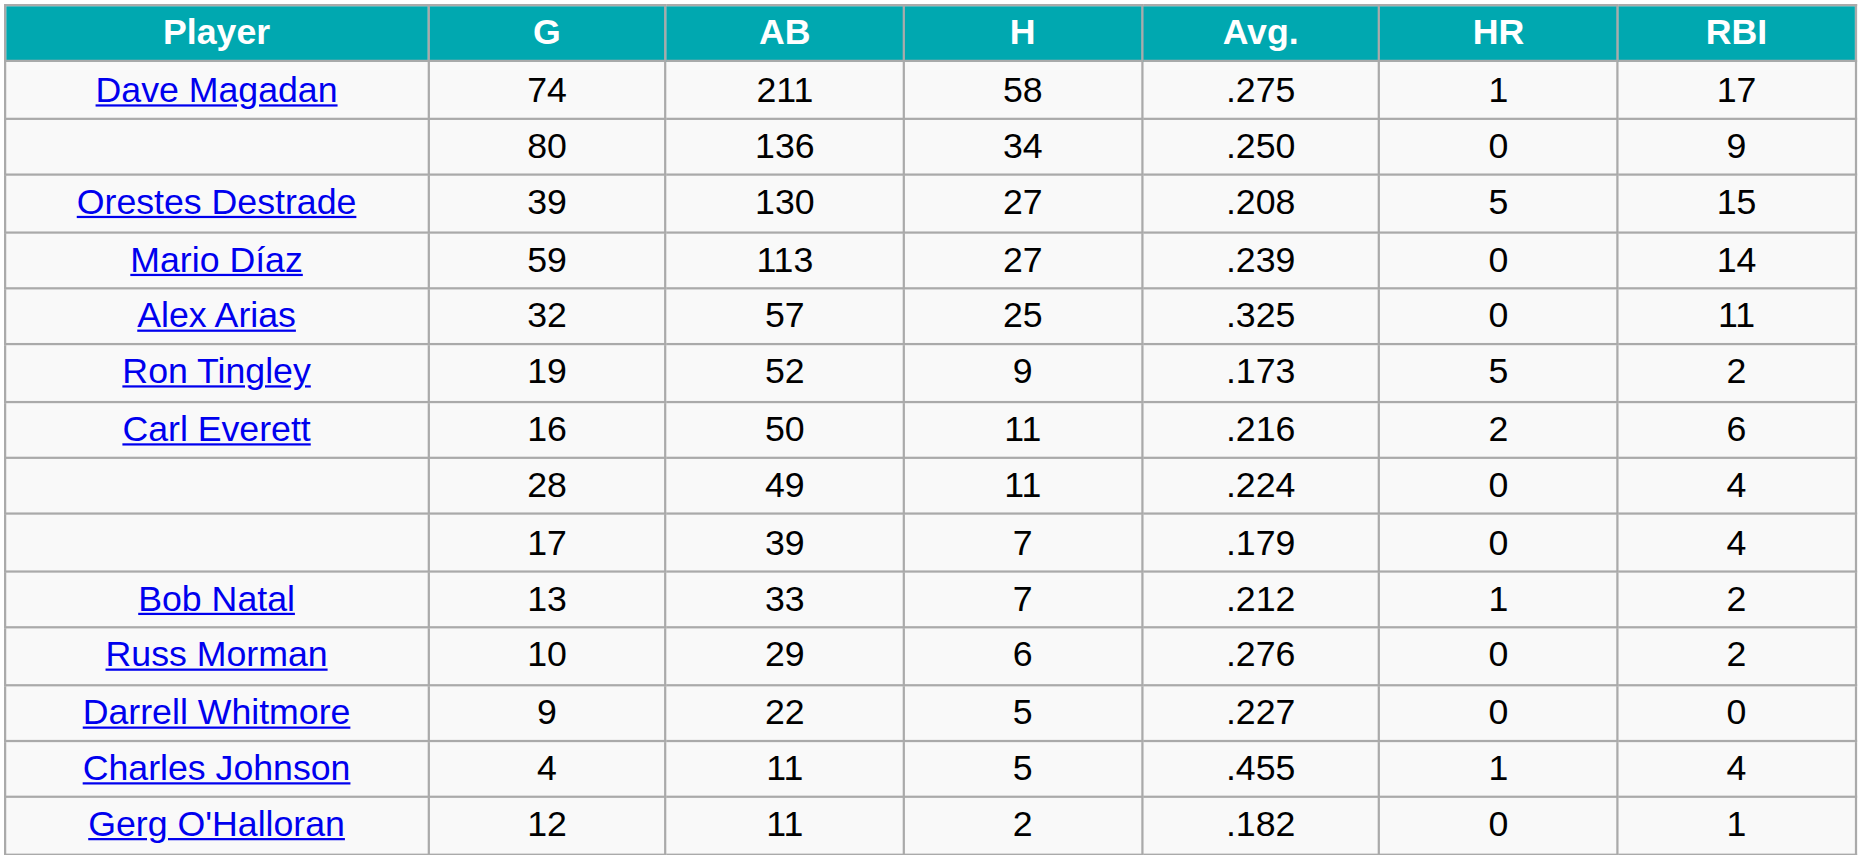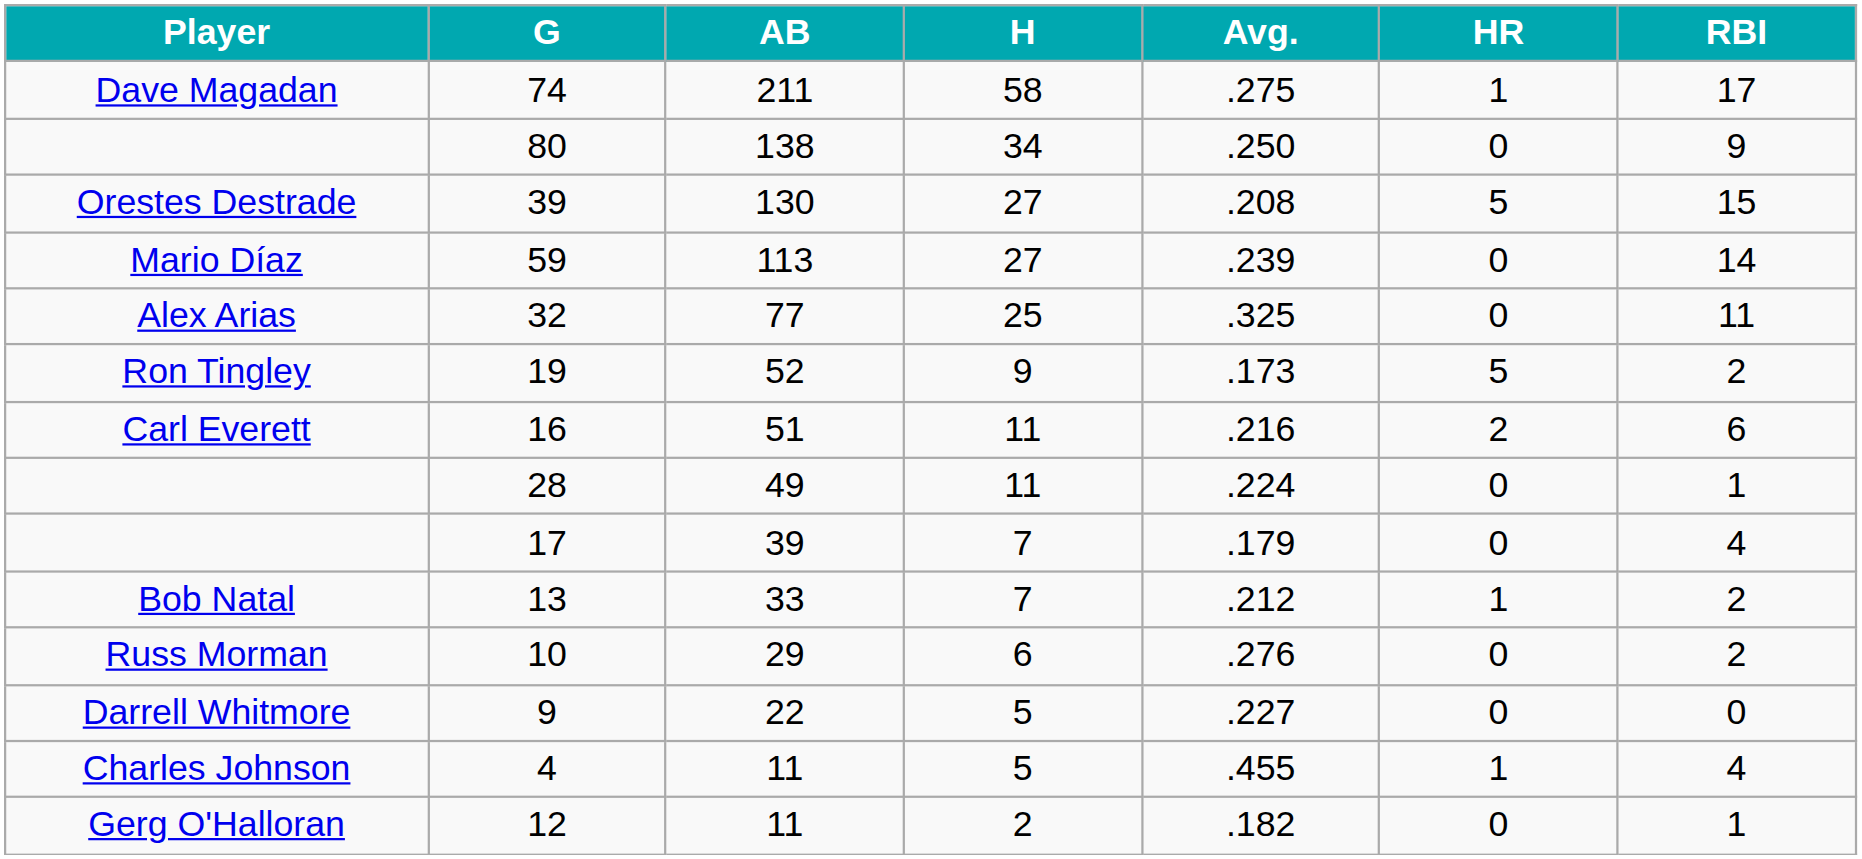(785, 145) 136 -> (785, 145) 138
(785, 315) 57 -> (785, 315) 77
(785, 428) 50 -> (785, 428) 51
(1736, 485) 4 -> (1736, 485) 1
